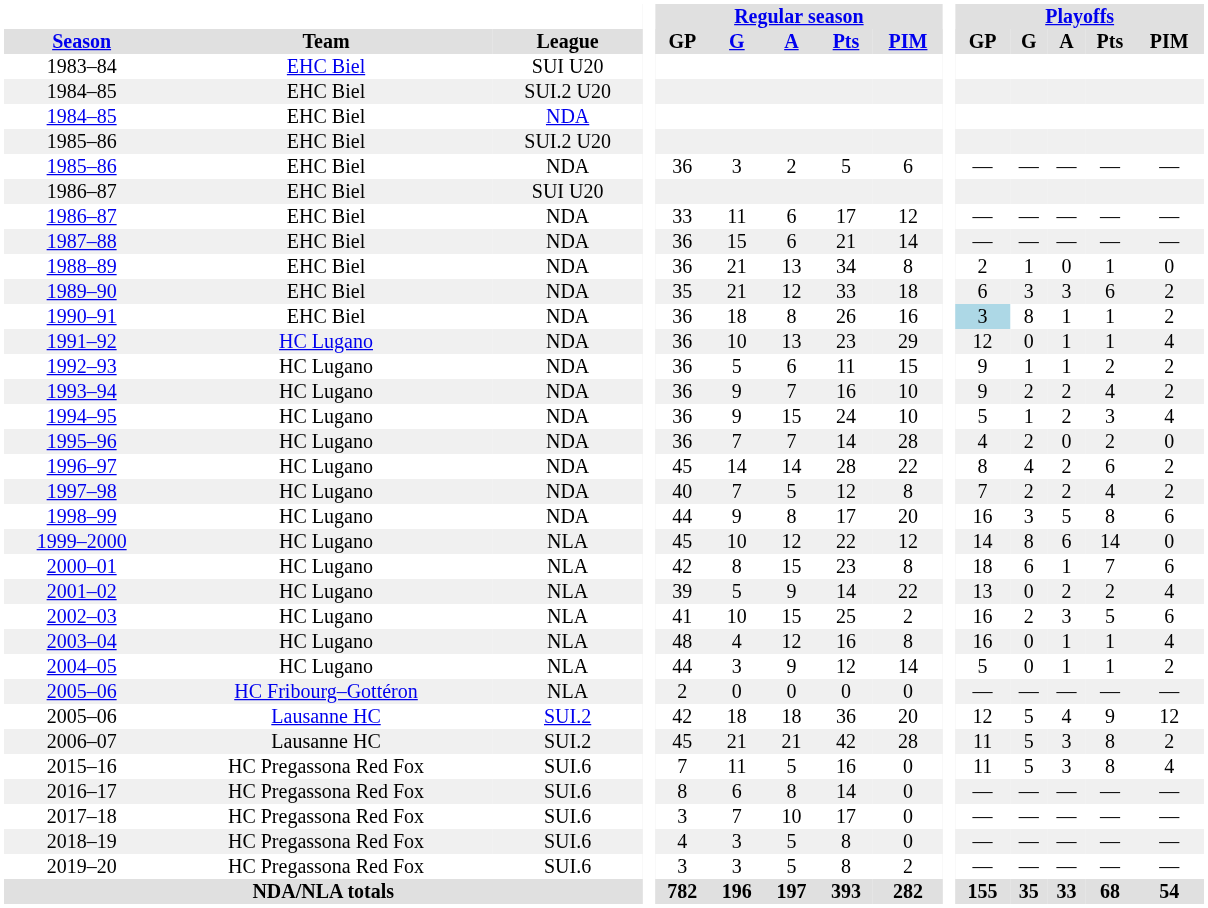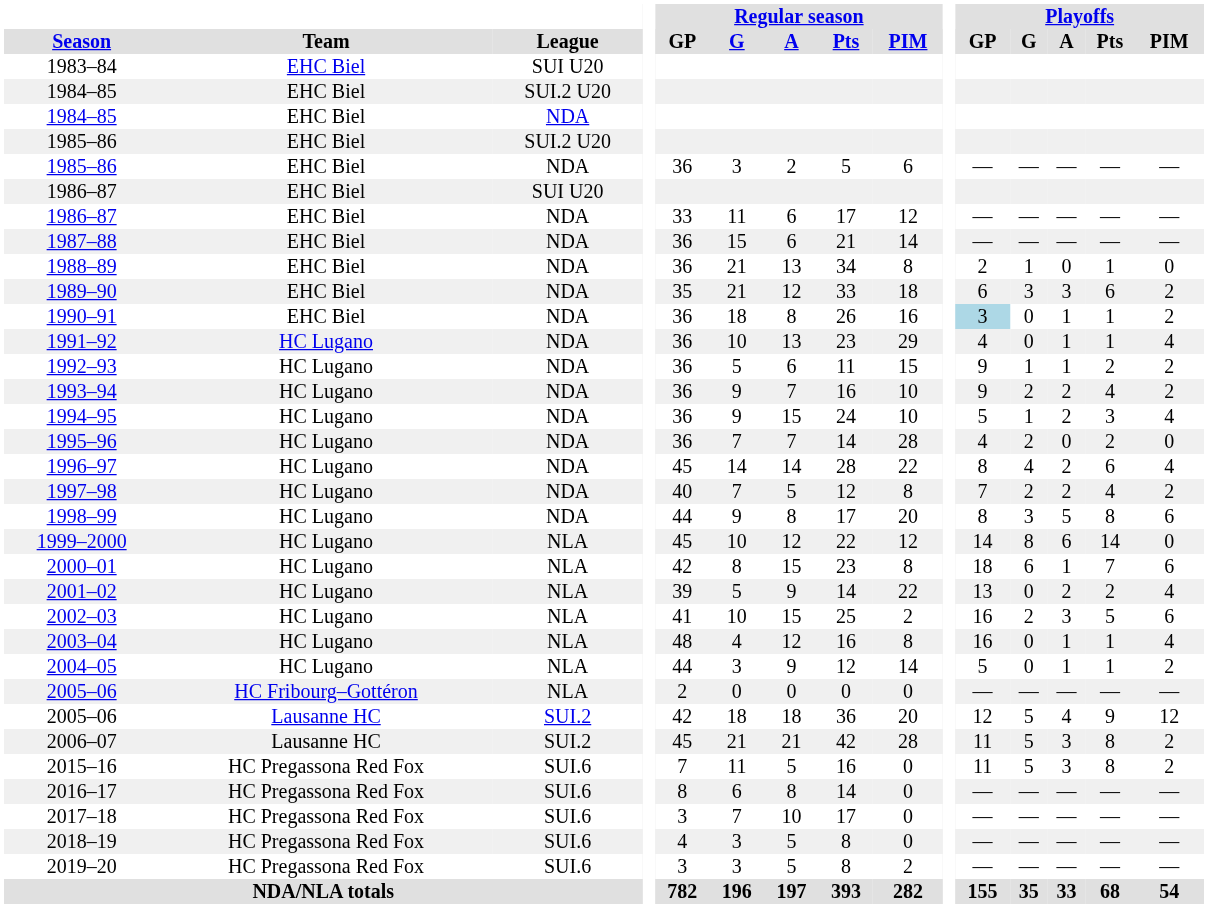(1029, 316) 8 -> (1029, 316) 0
(983, 341) 12 -> (983, 341) 4
(1169, 466) 2 -> (1169, 466) 4
(983, 516) 16 -> (983, 516) 8
(1169, 766) 4 -> (1169, 766) 2
